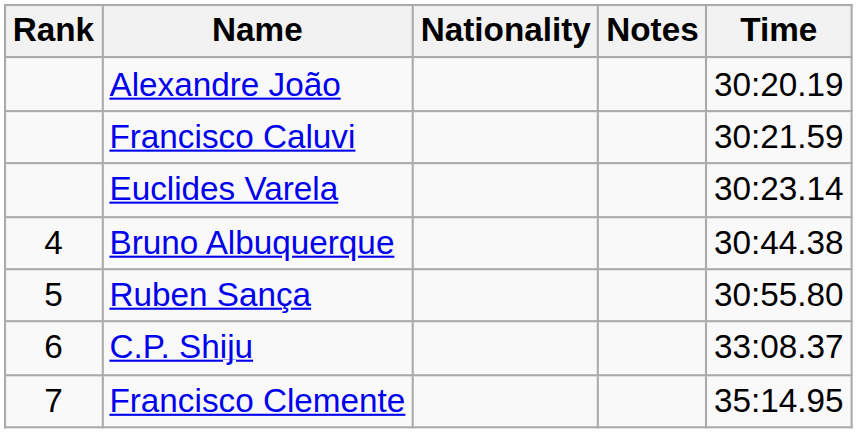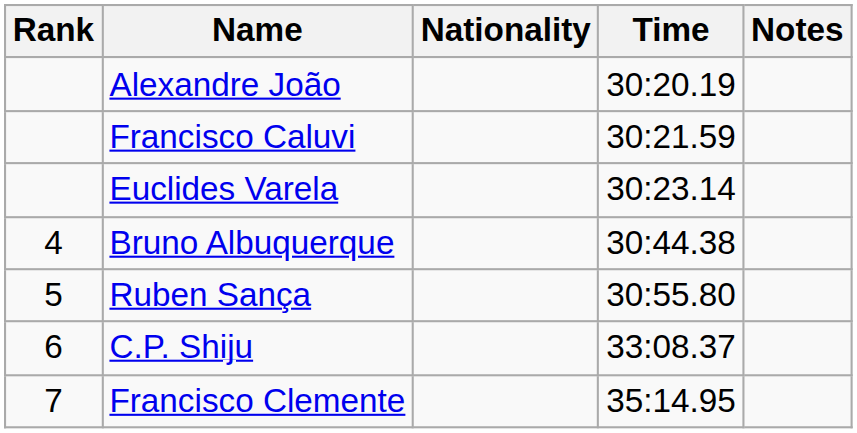columns swapped: (779, 30) <-> (652, 30)
